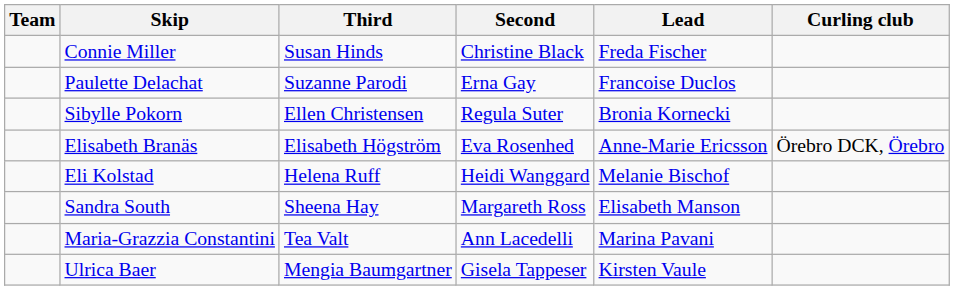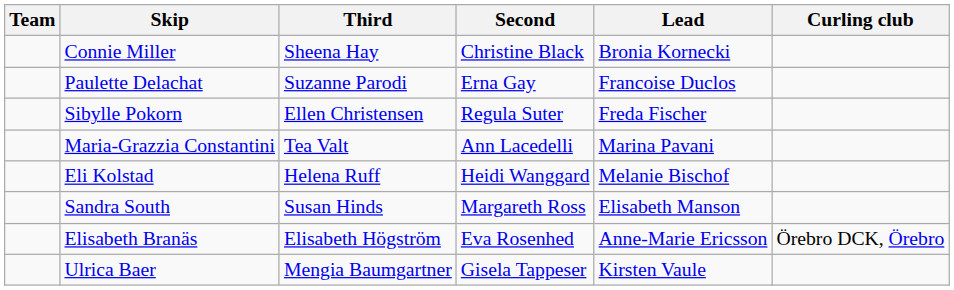(333, 51) Susan Hinds -> (331, 51) Sheena Hay
(652, 51) Freda Fischer -> (664, 51) Bronia Kornecki
(664, 113) Bronia Kornecki -> (652, 113) Freda Fischer
rows swapped: (170, 238) <-> (131, 144)
(331, 207) Sheena Hay -> (333, 207) Susan Hinds
